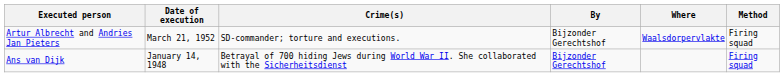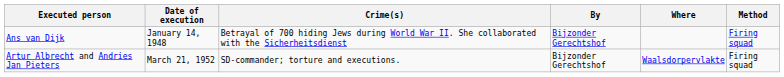rows swapped: (35, 60) <-> (69, 38)
